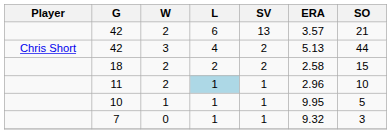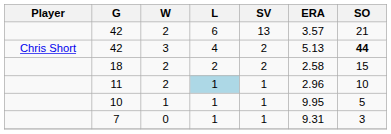(362, 48) normal -> (362, 48) bold
(313, 119) 9.32 -> (313, 119) 9.31
